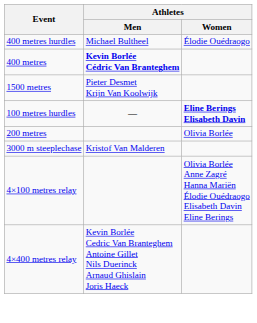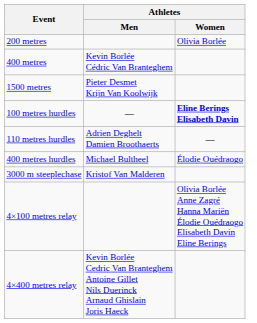rows swapped: (26, 134) <-> (41, 42)
(133, 62) bold -> (129, 62) normal
+ row: (41, 139)
